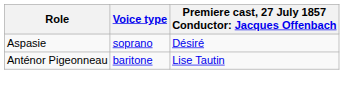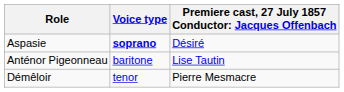(133, 43) normal -> (134, 43) bold
+ row: (29, 78)
